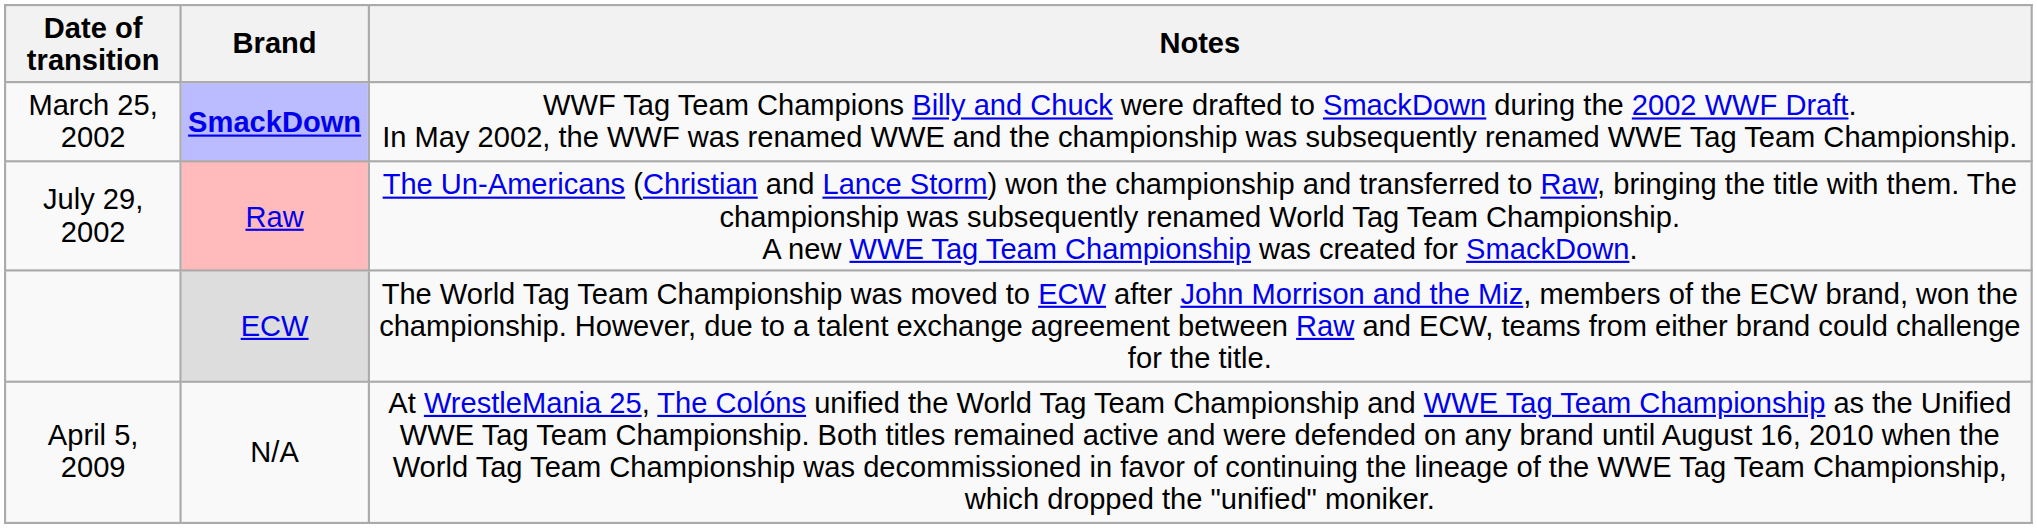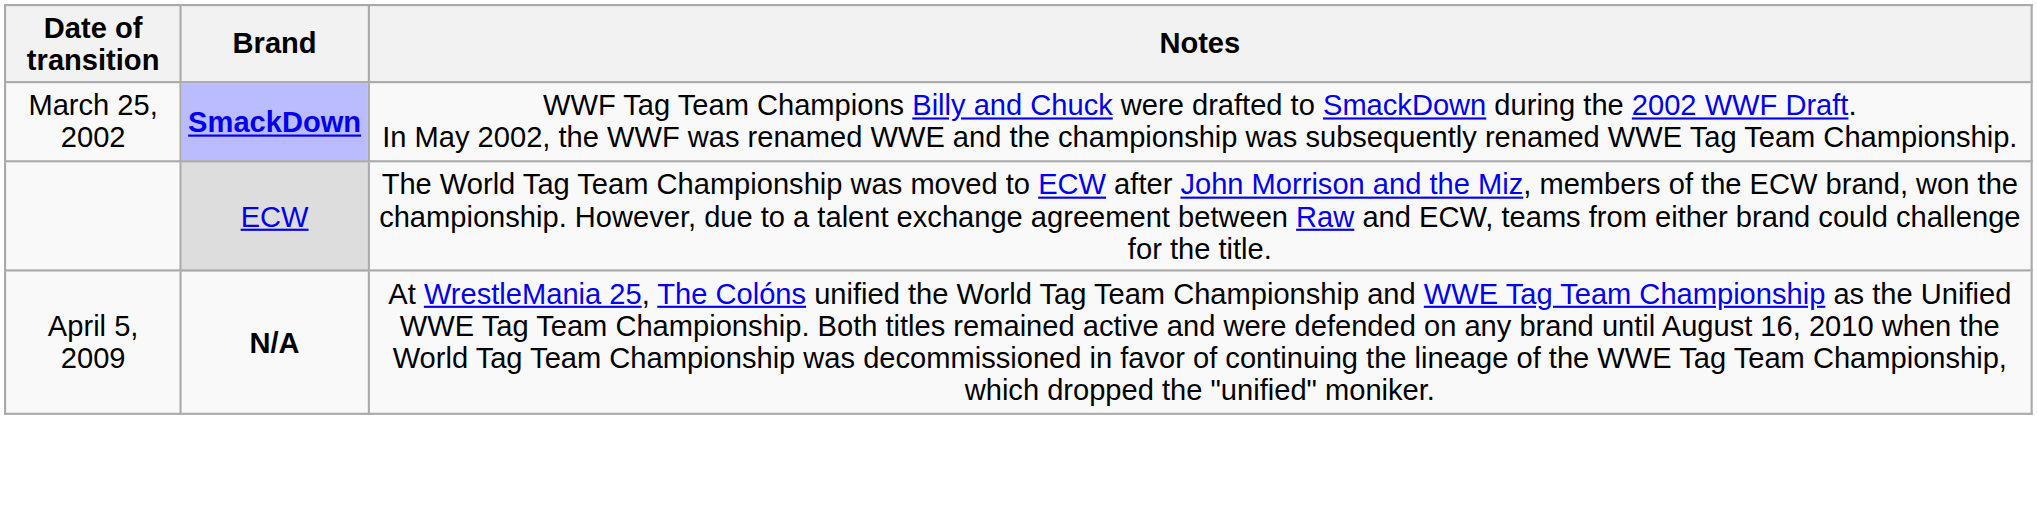- row: (93, 216)
(275, 452) normal -> (275, 342) bold
